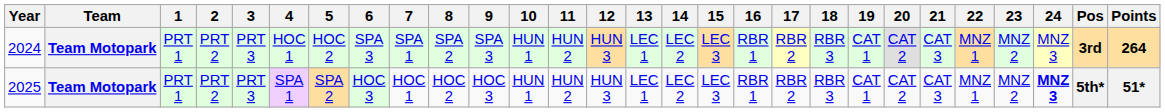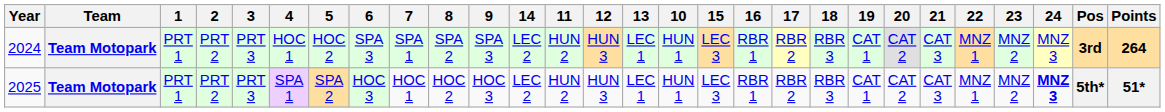columns swapped: (528, 16) <-> (680, 16)
